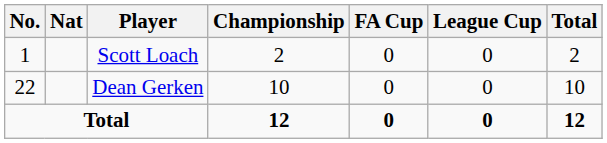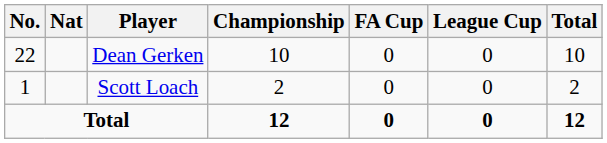rows swapped: (148, 87) <-> (148, 54)
